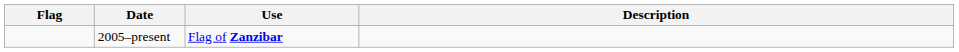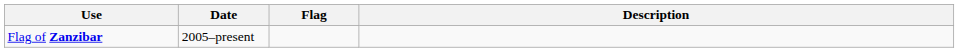columns swapped: (50, 15) <-> (272, 15)
